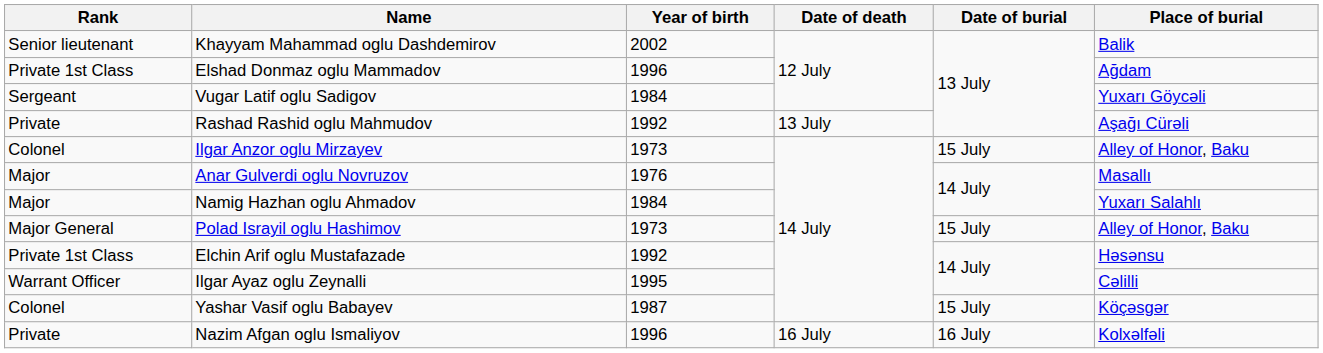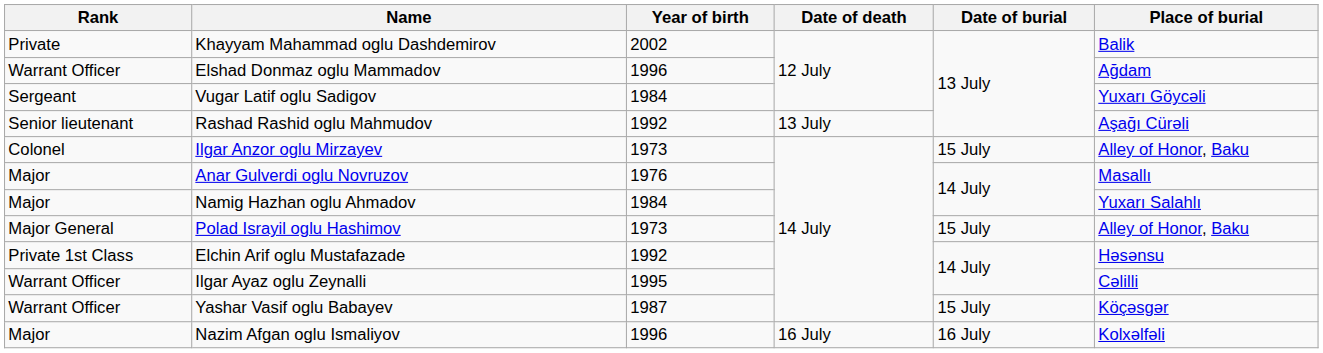(71, 44) Senior lieutenant -> (34, 44) Private
(71, 70) Private 1st Class -> (64, 70) Warrant Officer
(34, 123) Private -> (71, 123) Senior lieutenant
(37, 307) Colonel -> (64, 307) Warrant Officer
(34, 334) Private -> (29, 334) Major
